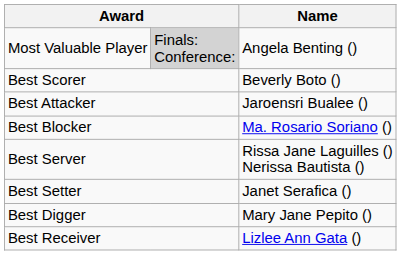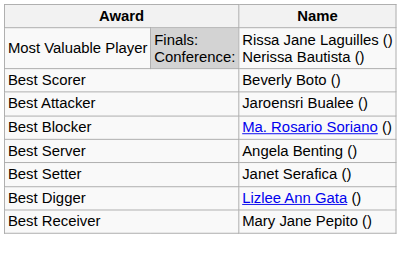(300, 48) Angela Benting () -> (317, 48) Rissa Jane Laguilles () Nerissa Bautista ()
(317, 159) Rissa Jane Laguilles () Nerissa Bautista () -> (300, 151) Angela Benting ()
(307, 214) Mary Jane Pepito () -> (302, 198) Lizlee Ann Gata ()
(302, 238) Lizlee Ann Gata () -> (307, 221) Mary Jane Pepito ()
